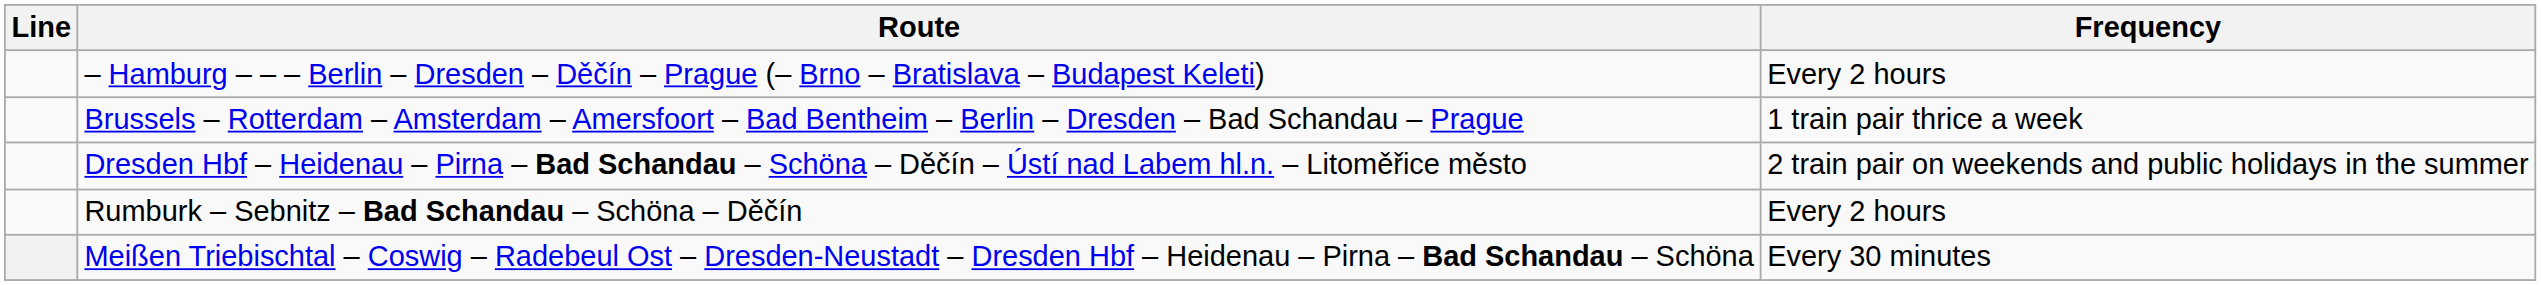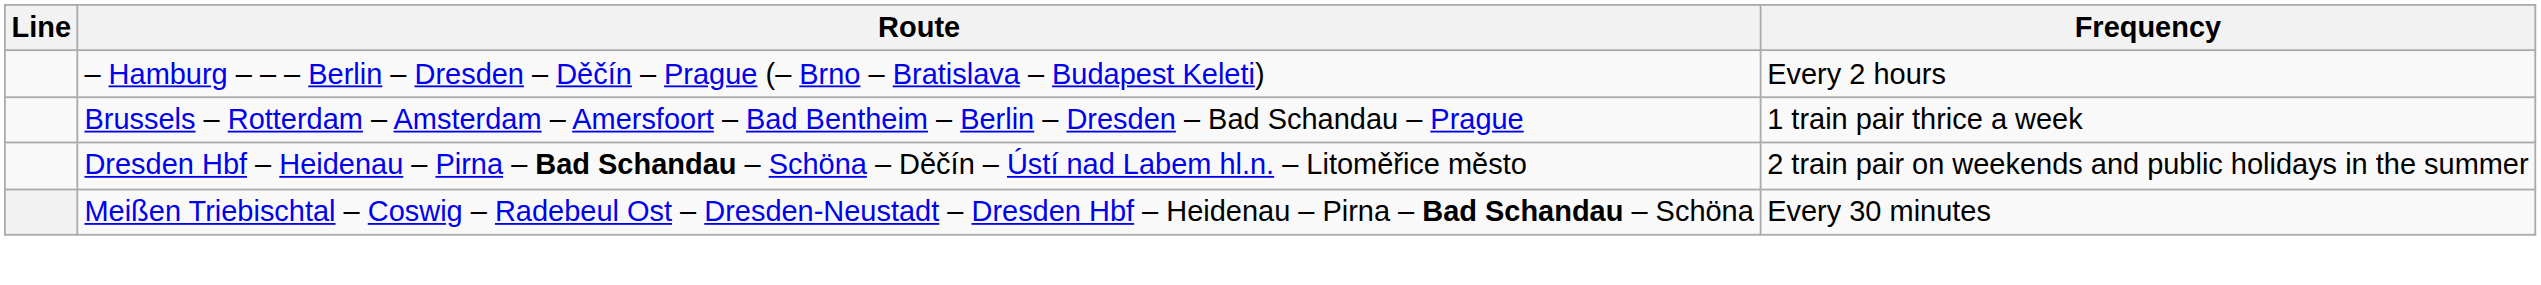- row: (443, 211)
